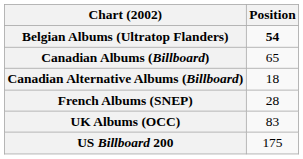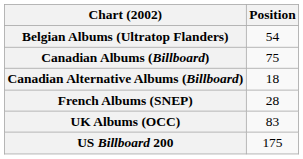(272, 36) bold -> (272, 36) normal
(272, 57) 65 -> (272, 57) 75
